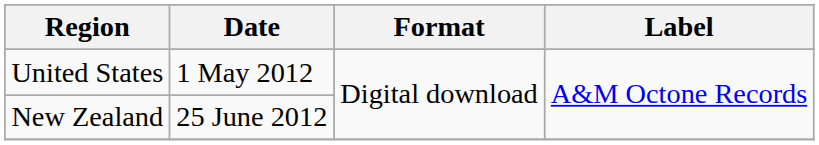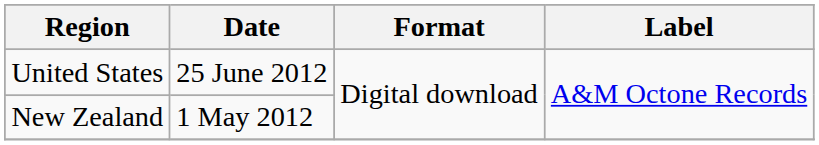(245, 71) 1 May 2012 -> (252, 71) 25 June 2012
(252, 116) 25 June 2012 -> (245, 116) 1 May 2012
